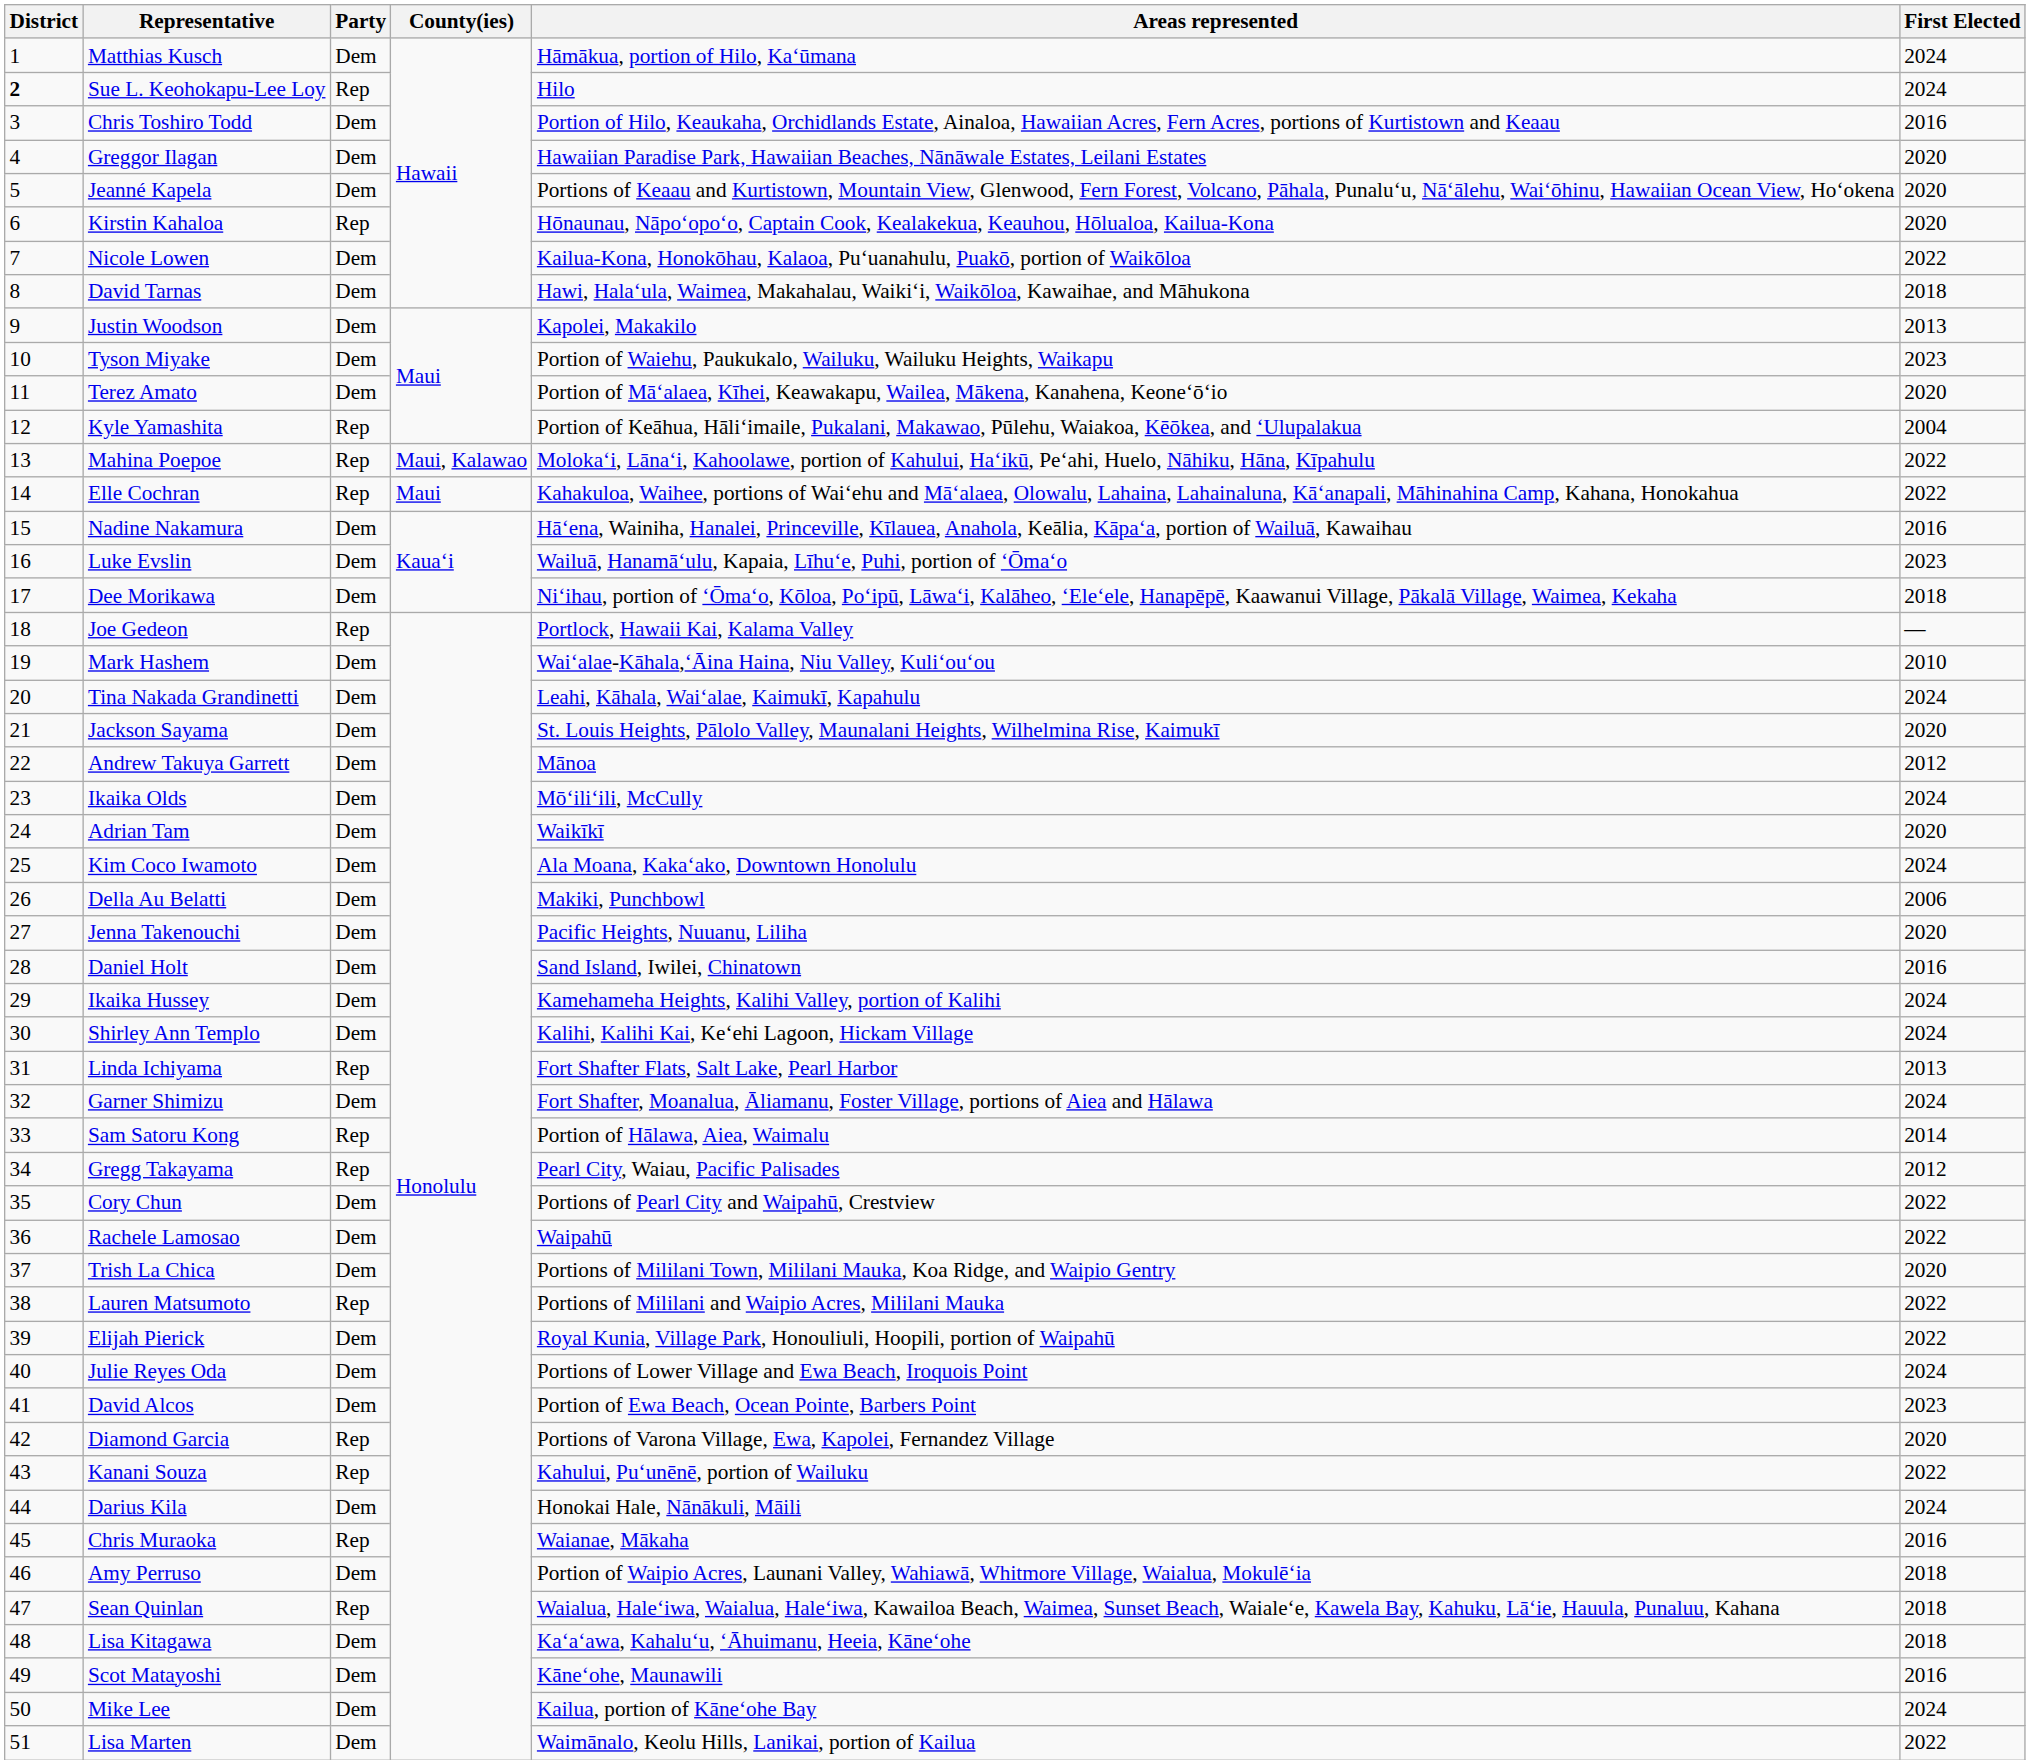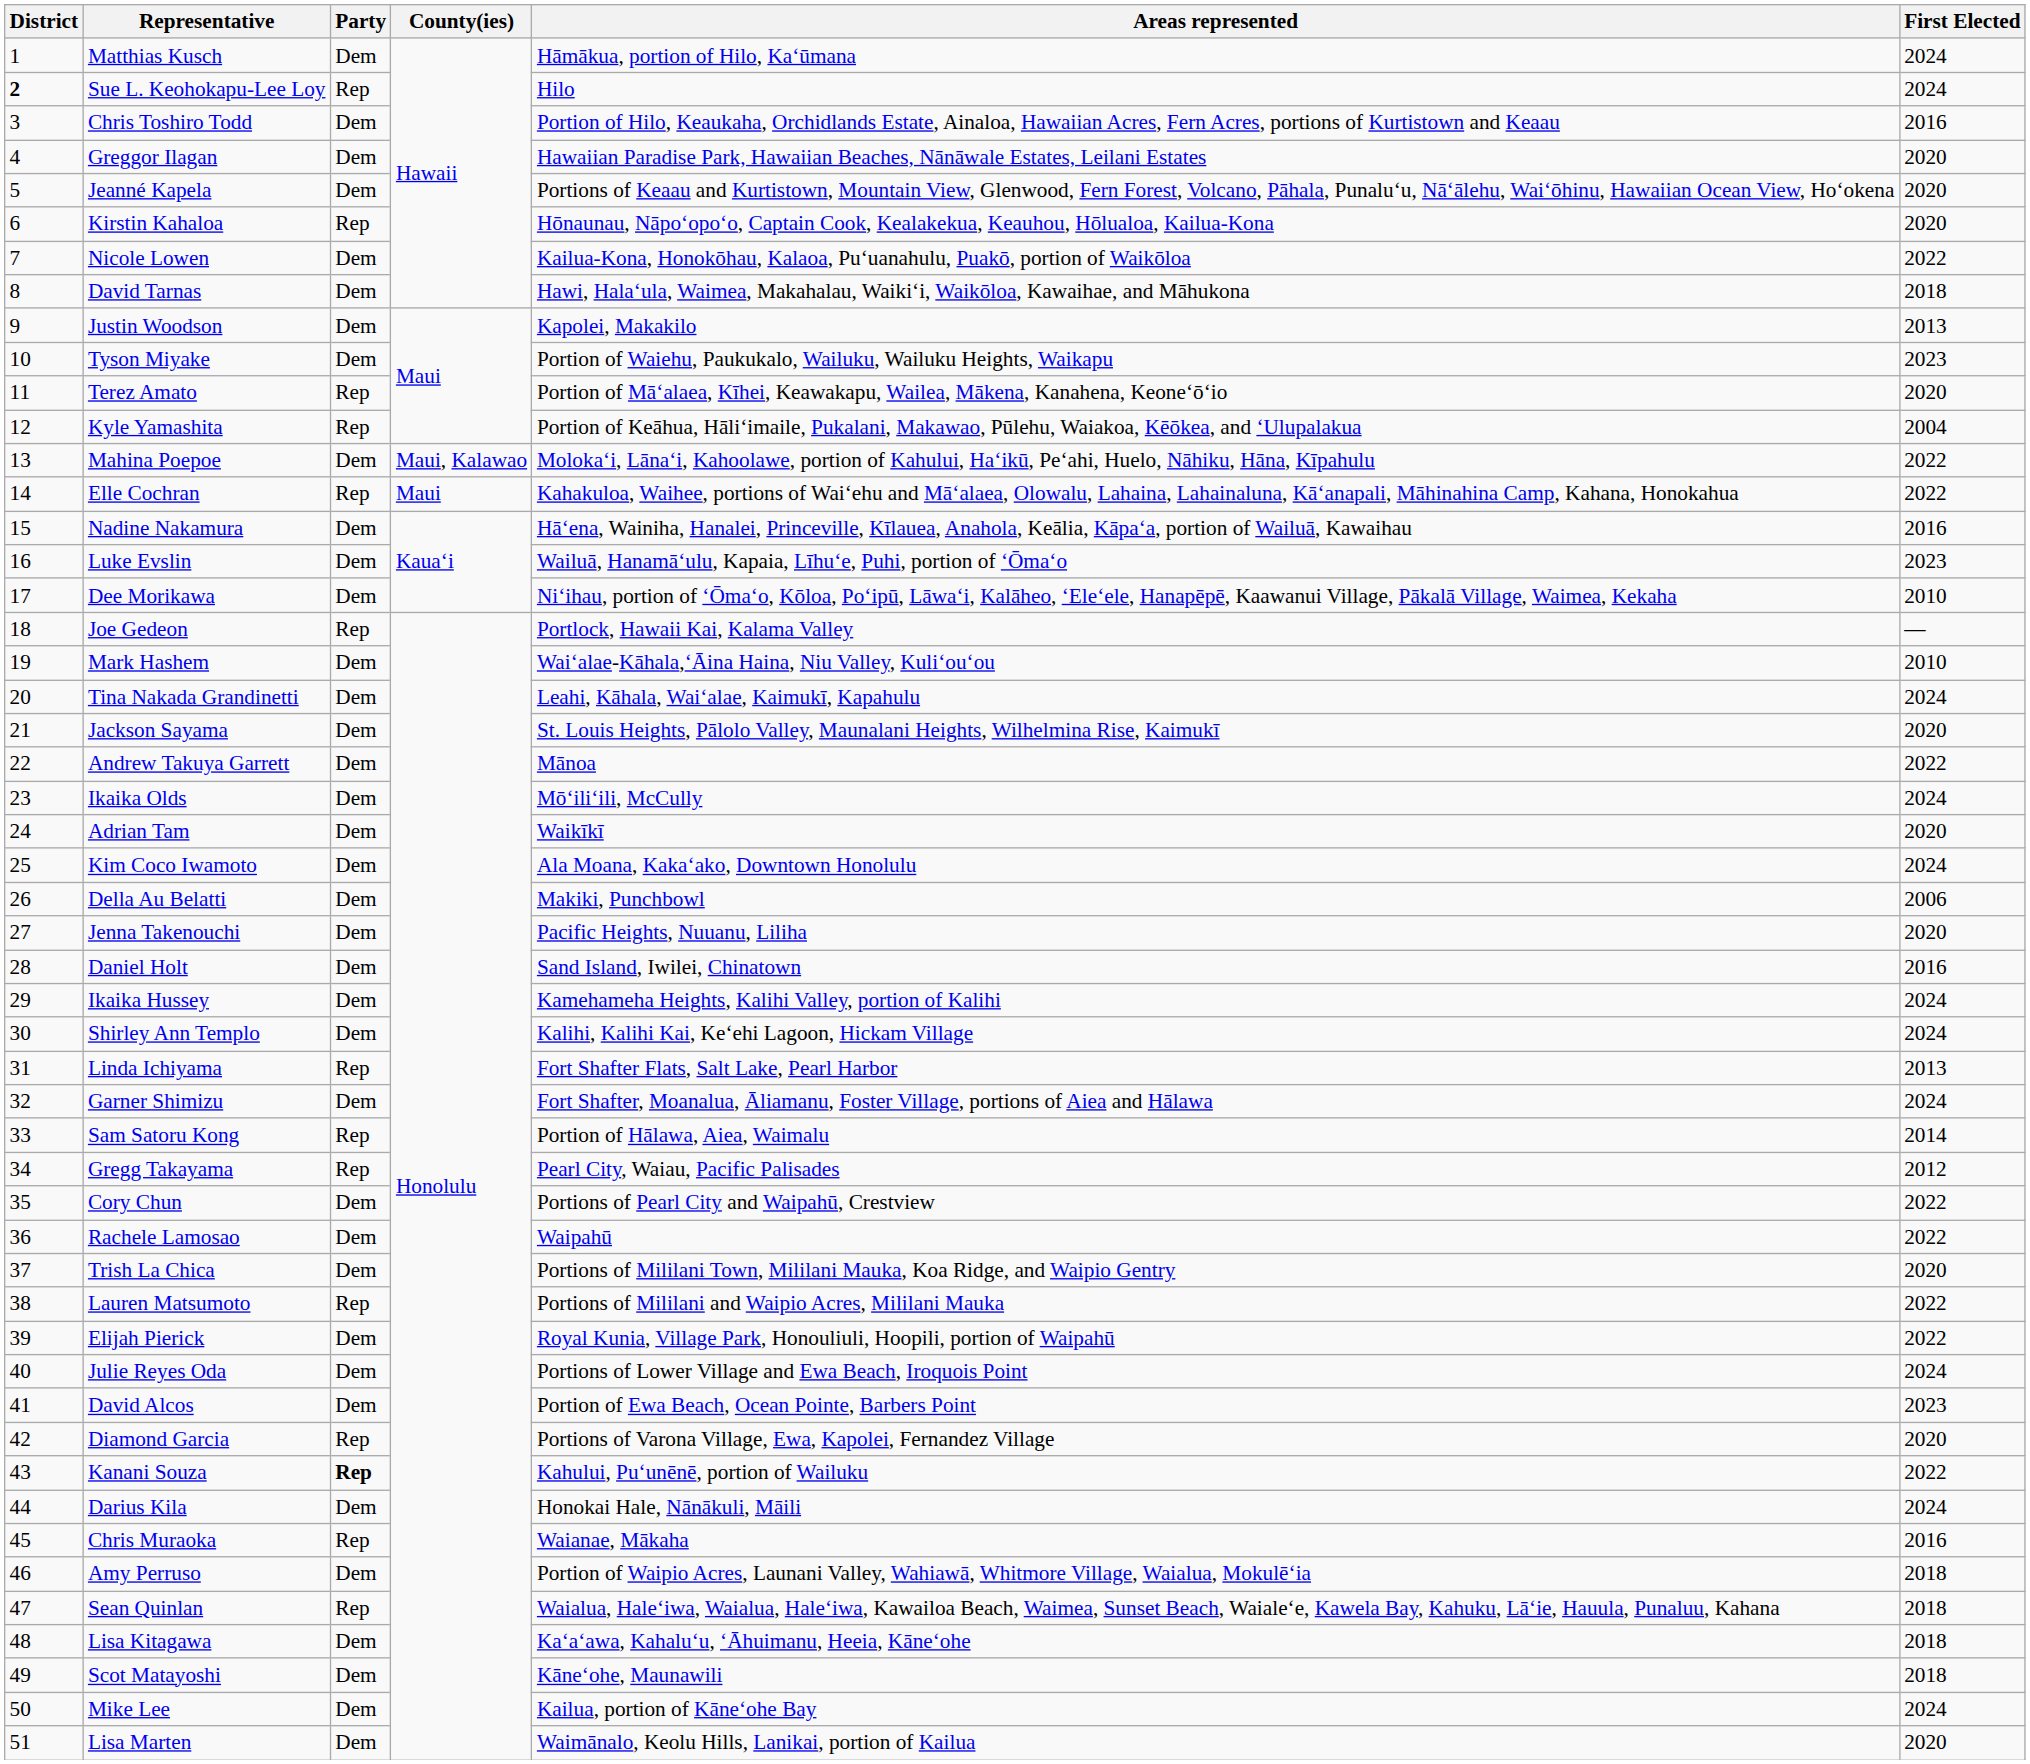(356, 392) Dem -> (352, 392) Rep
(352, 460) Rep -> (356, 460) Dem
(1925, 595) 2018 -> (1925, 595) 2010
(1925, 763) 2012 -> (1925, 763) 2022
(352, 1472) normal -> (354, 1472) bold
(1925, 1675) 2016 -> (1925, 1675) 2018
(1925, 1742) 2022 -> (1925, 1742) 2020
